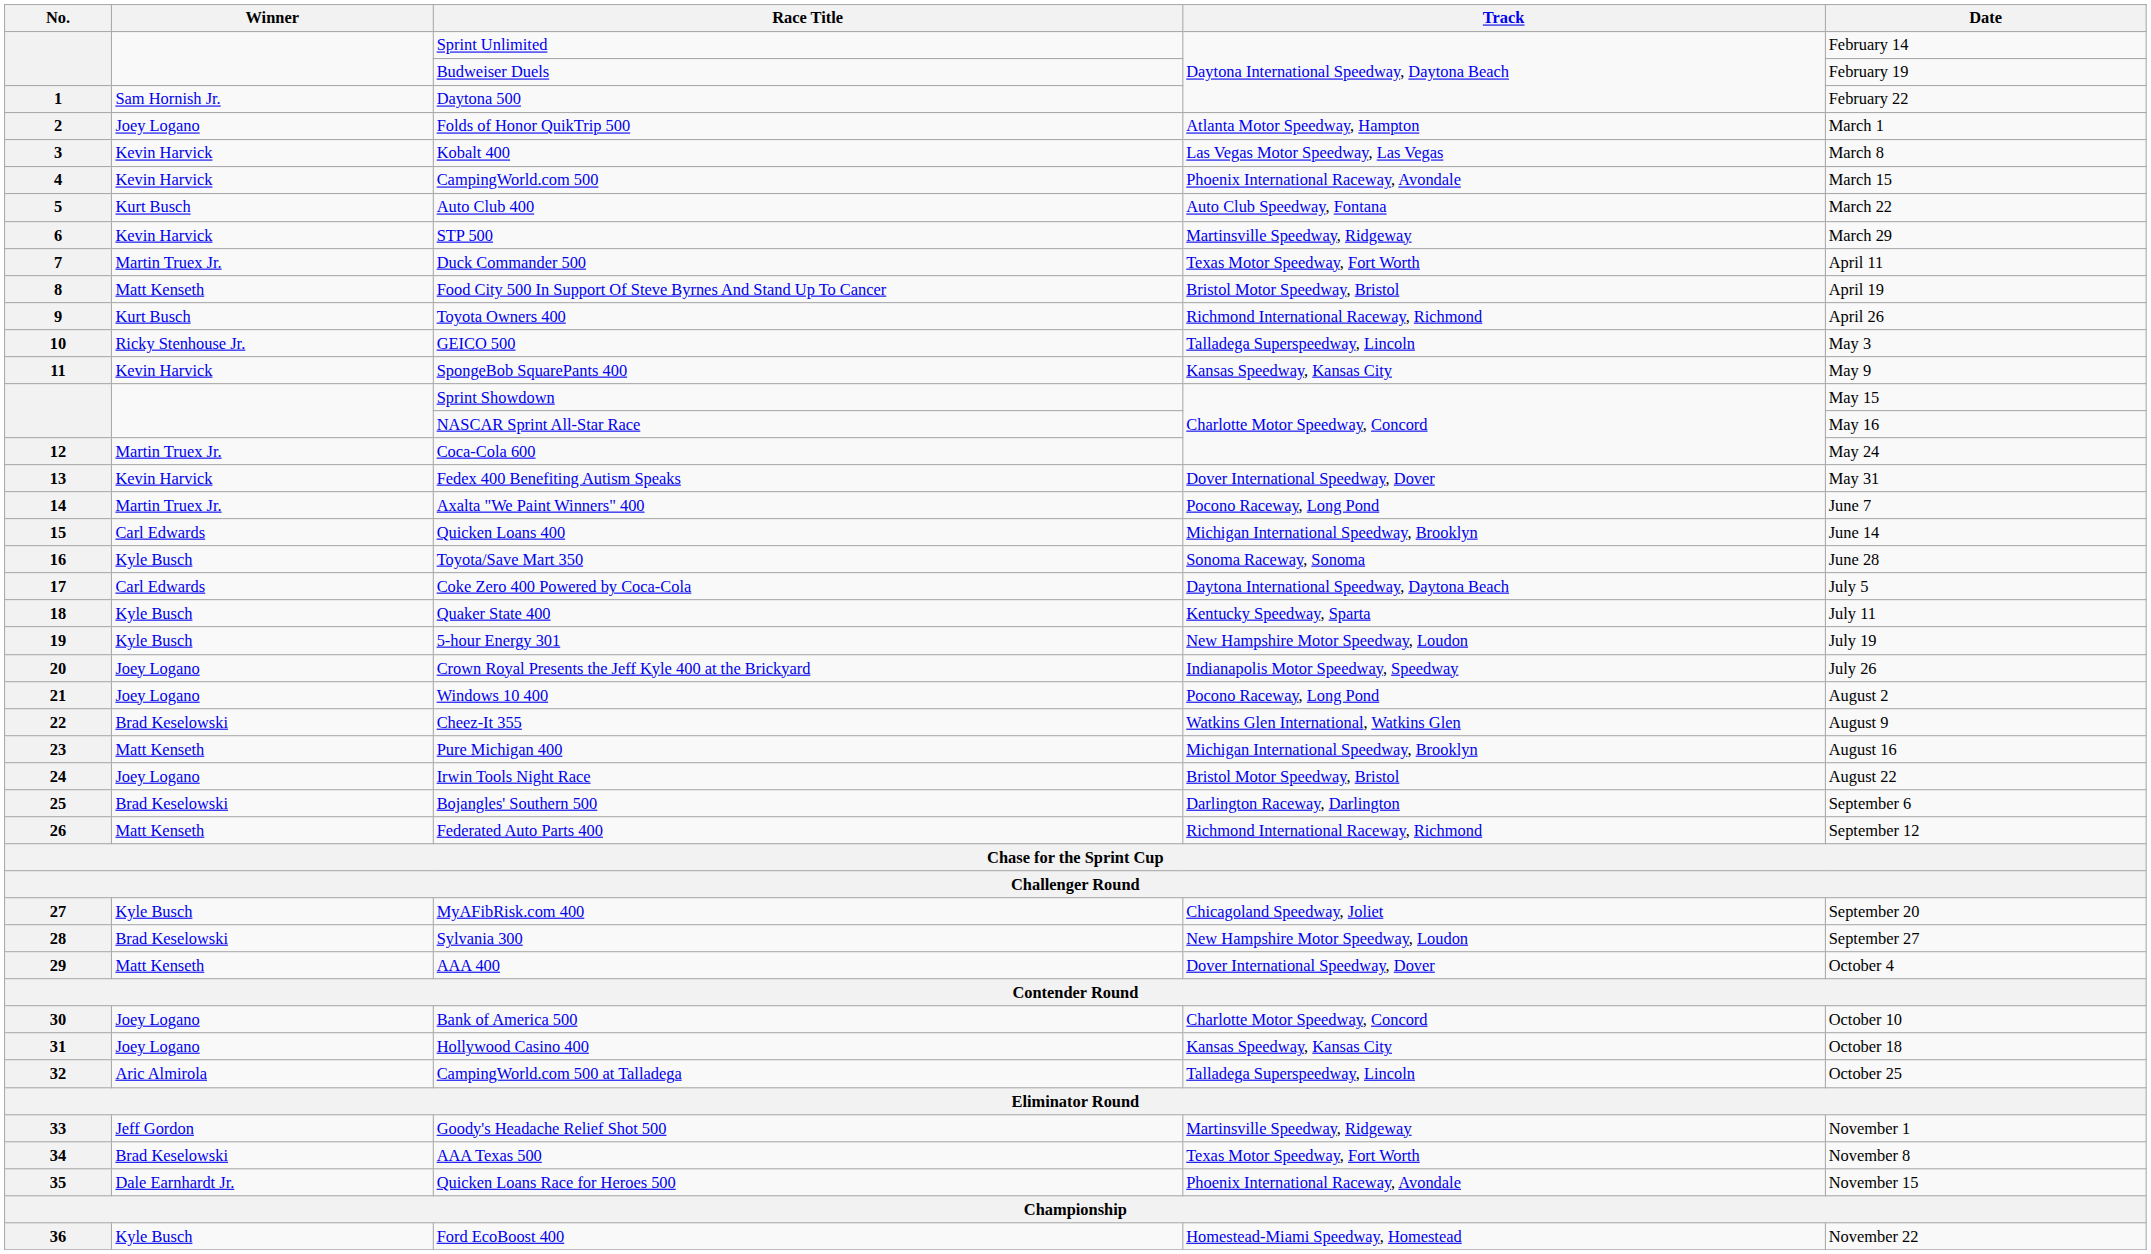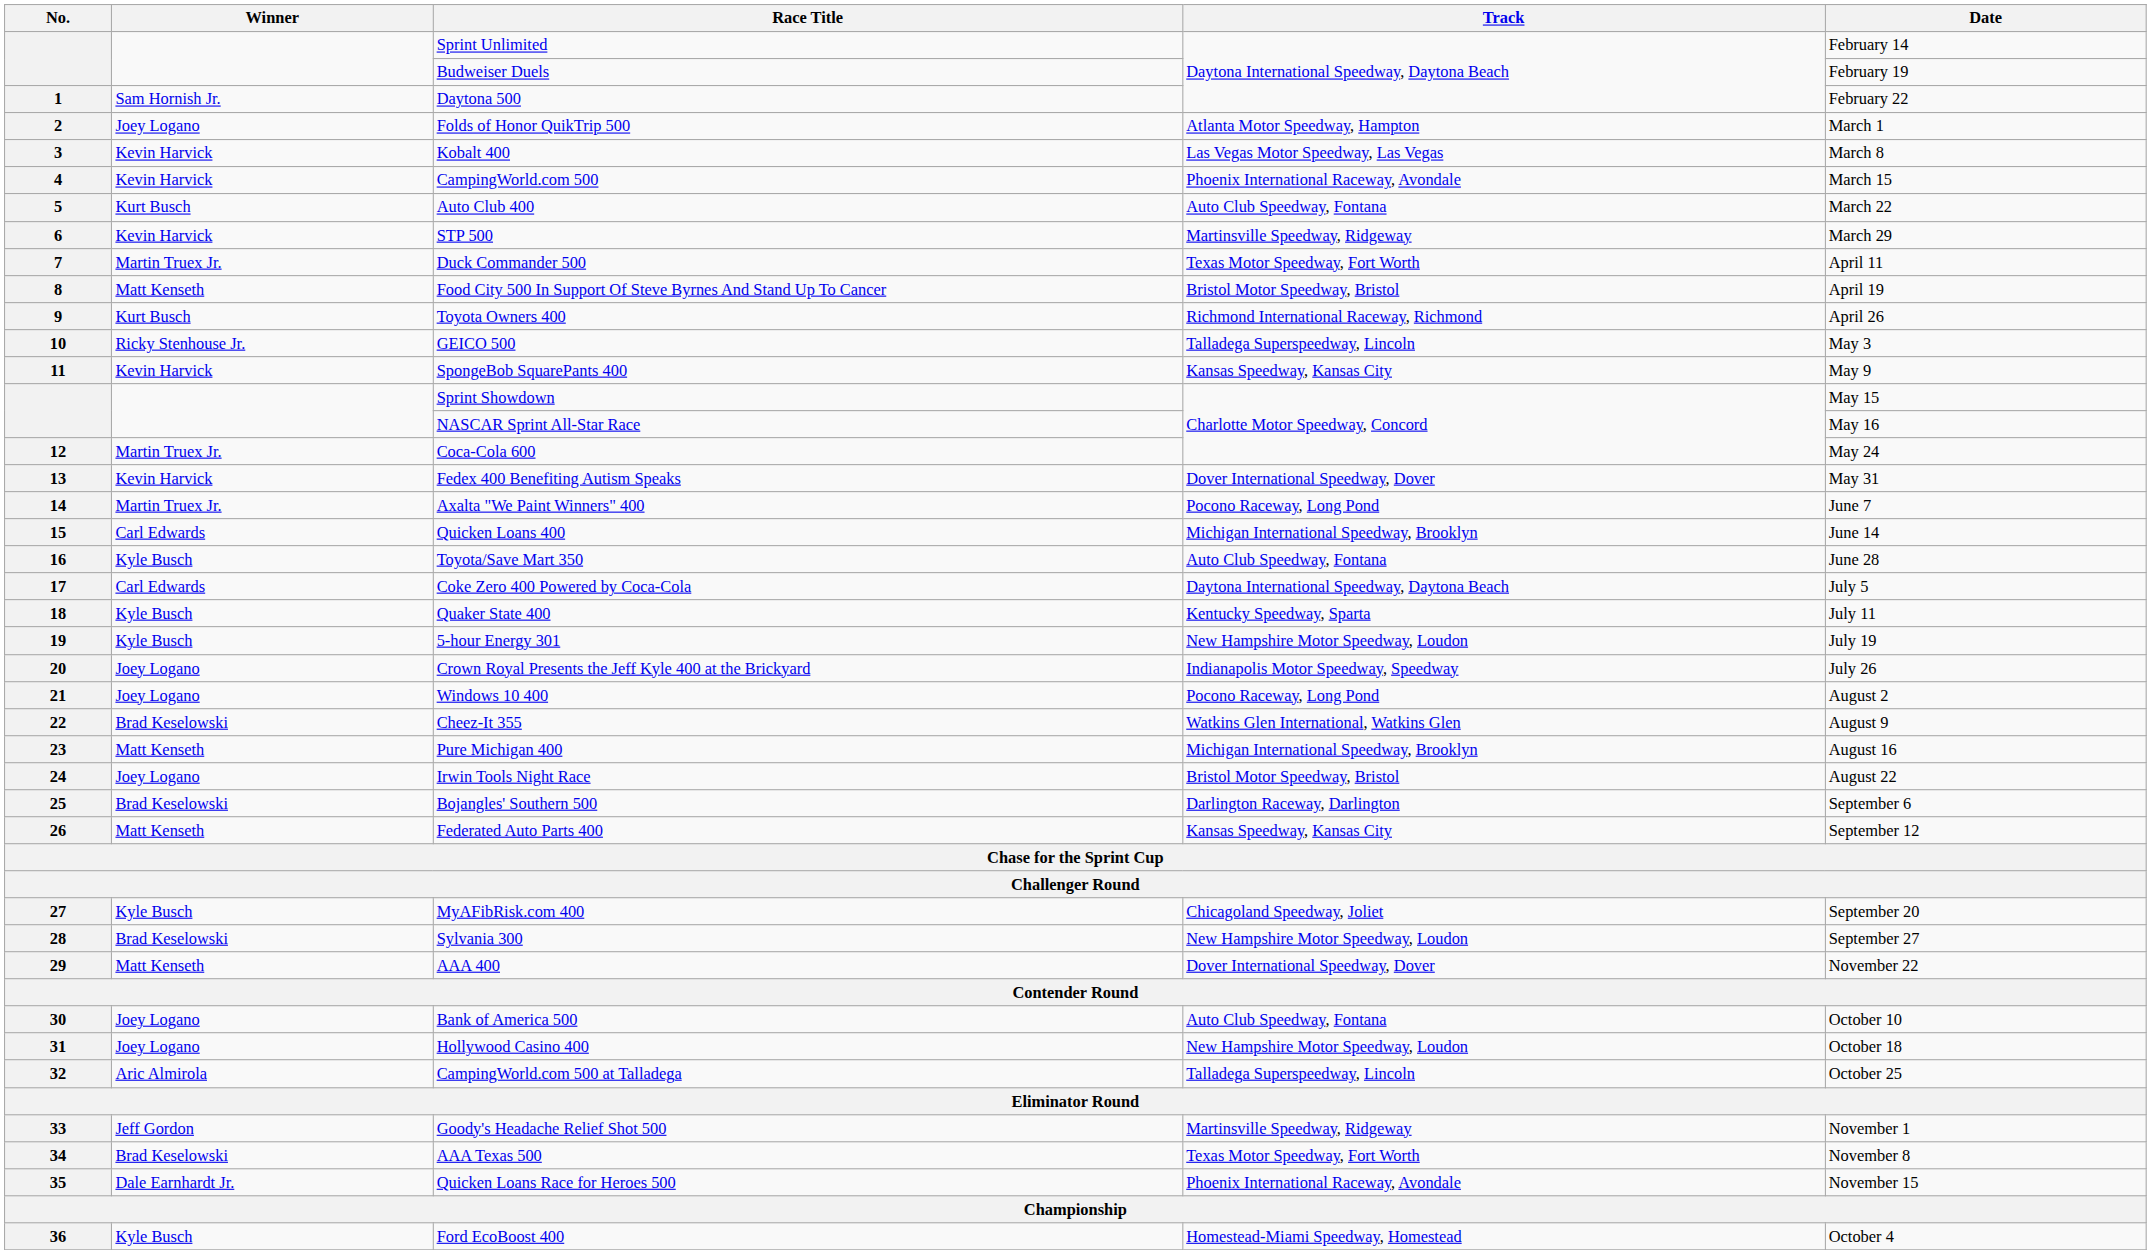(1276, 559) Sonoma Raceway, Sonoma -> (1286, 559) Auto Club Speedway, Fontana
(1334, 830) Richmond International Raceway, Richmond -> (1289, 830) Kansas Speedway, Kansas City
(1861, 965) October 4 -> (1874, 965) November 22
(1307, 1019) Charlotte Motor Speedway, Concord -> (1286, 1019) Auto Club Speedway, Fontana
(1289, 1046) Kansas Speedway, Kansas City -> (1327, 1046) New Hampshire Motor Speedway, Loudon
(1874, 1236) November 22 -> (1861, 1236) October 4
